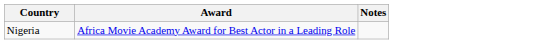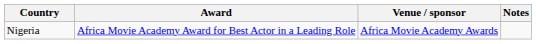+ column: (429, 13)
